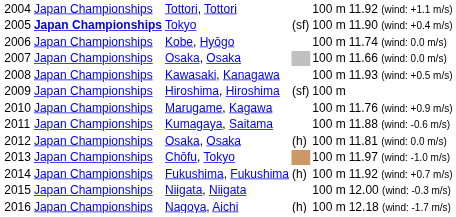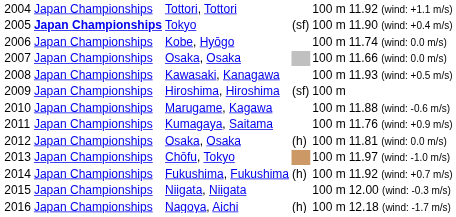(401, 108) 11.76 (wind: +0.9 m/s) -> (399, 108) 11.88 (wind: -0.6 m/s)
(399, 124) 11.88 (wind: -0.6 m/s) -> (401, 124) 11.76 (wind: +0.9 m/s)
